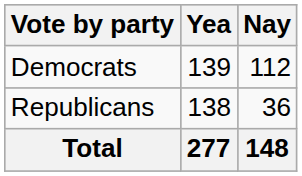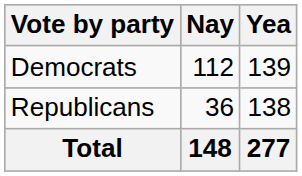columns swapped: (209, 25) <-> (267, 25)
